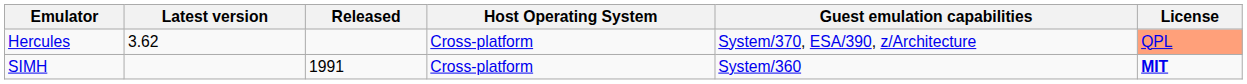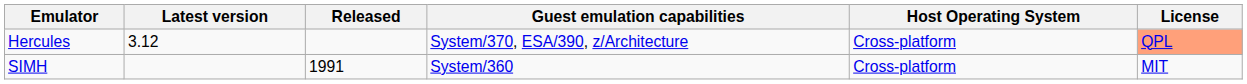columns swapped: (926, 16) <-> (571, 16)
(143, 41) 3.62 -> (143, 41) 3.12
(1155, 66) bold -> (1155, 66) normal
